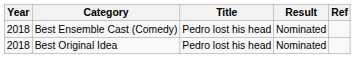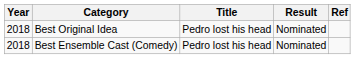rows swapped: (76, 45) <-> (106, 29)
